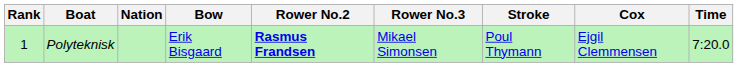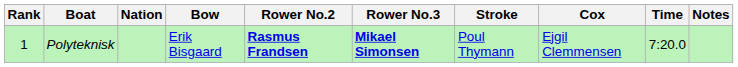+ column: (711, 15)
(407, 44) normal -> (387, 44) bold
